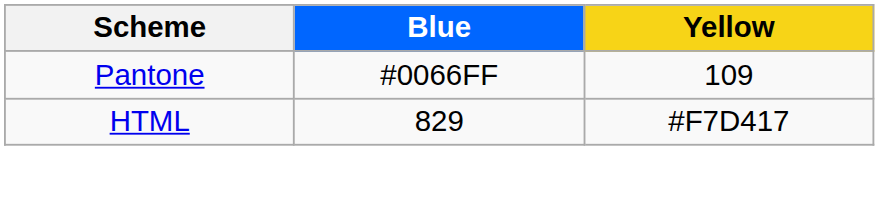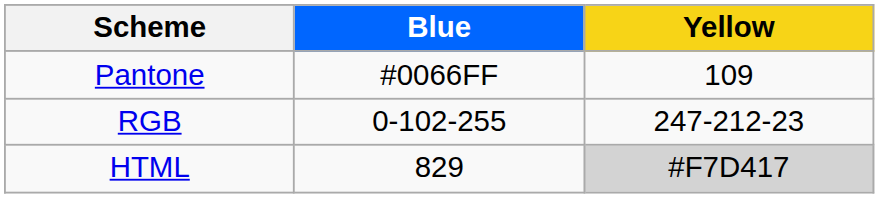+ row: (150, 121)
(729, 121) no background -> (729, 167) lightgrey background
